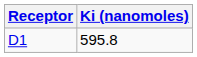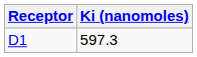(99, 40) 595.8 -> (99, 40) 597.3
